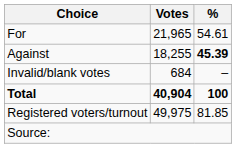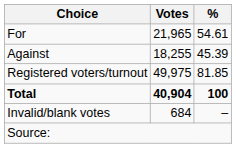(213, 53) bold -> (213, 53) normal
rows swapped: (59, 73) <-> (77, 113)
